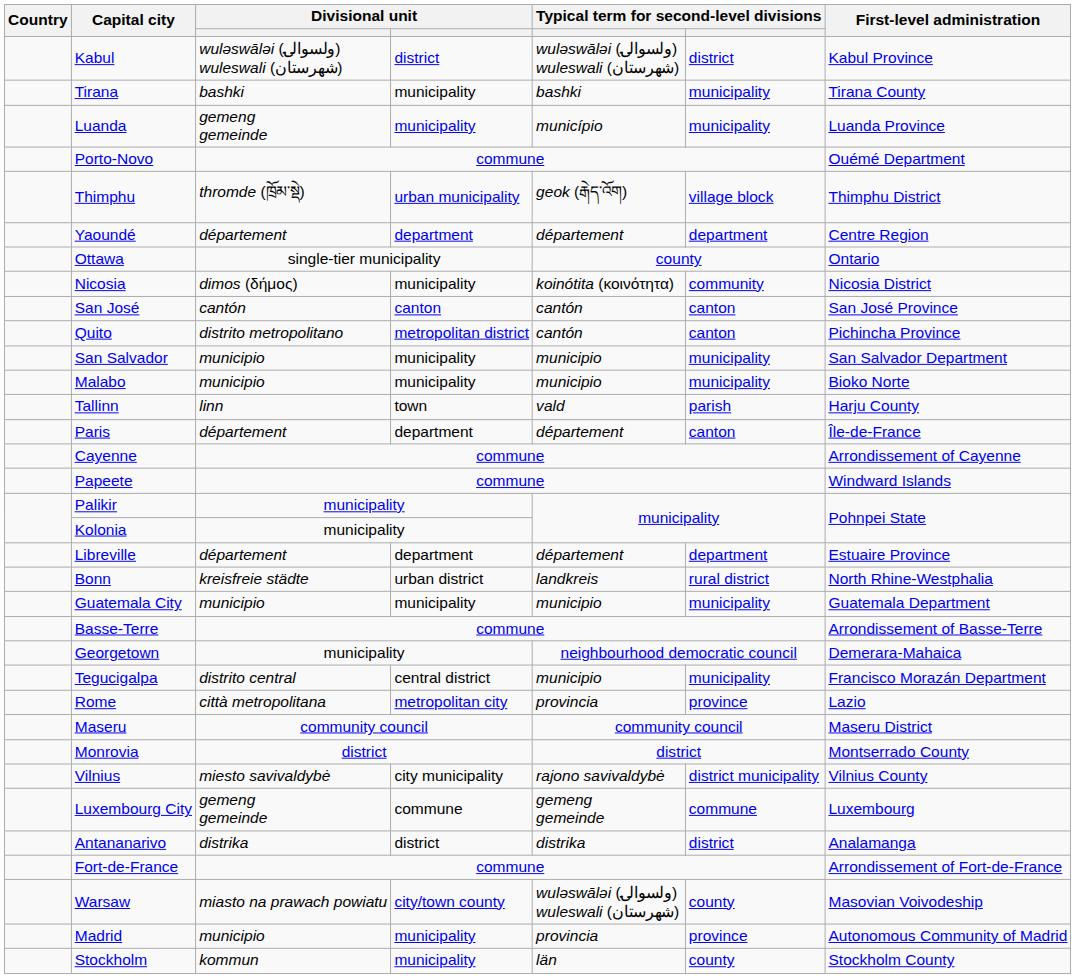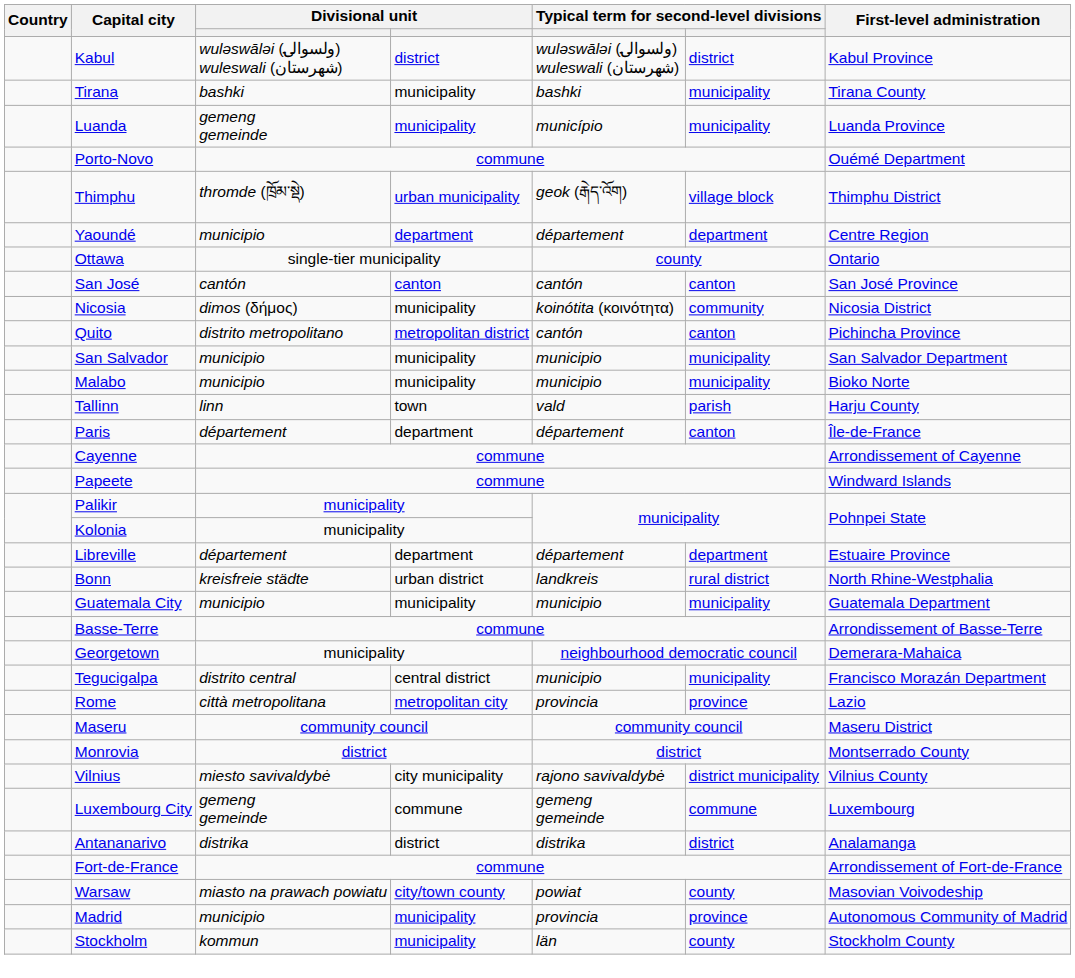(243, 234) département -> (232, 234) municipio
rows swapped: (107, 308) <-> (100, 283)
(608, 902) wuləswāləi (ولسوالۍ) wuleswali (شهرستان) -> (559, 892) powiat
